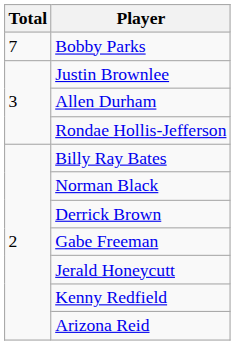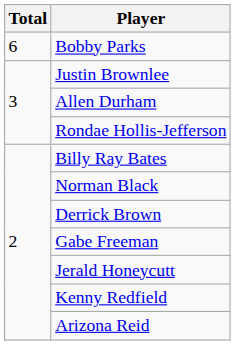(13, 46) 7 -> (13, 46) 6
